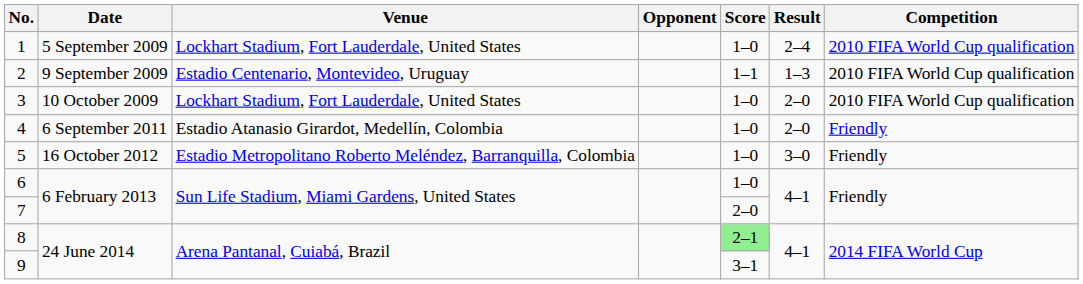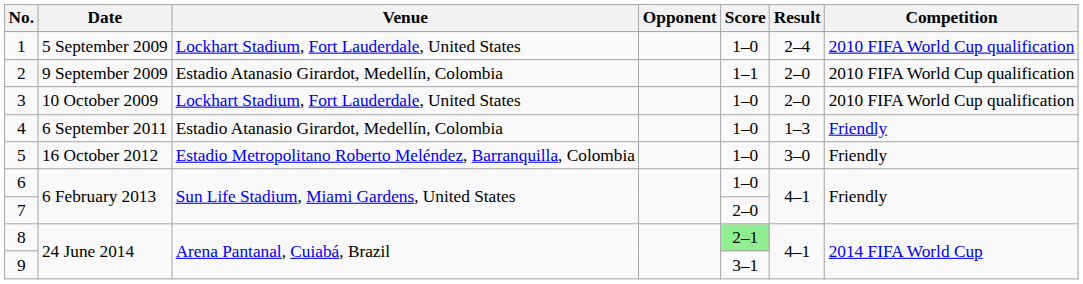(322, 73) Estadio Centenario, Montevideo, Uruguay -> (339, 73) Estadio Atanasio Girardot, Medellín, Colombia
(797, 73) 1–3 -> (797, 73) 2–0
(797, 127) 2–0 -> (797, 127) 1–3
